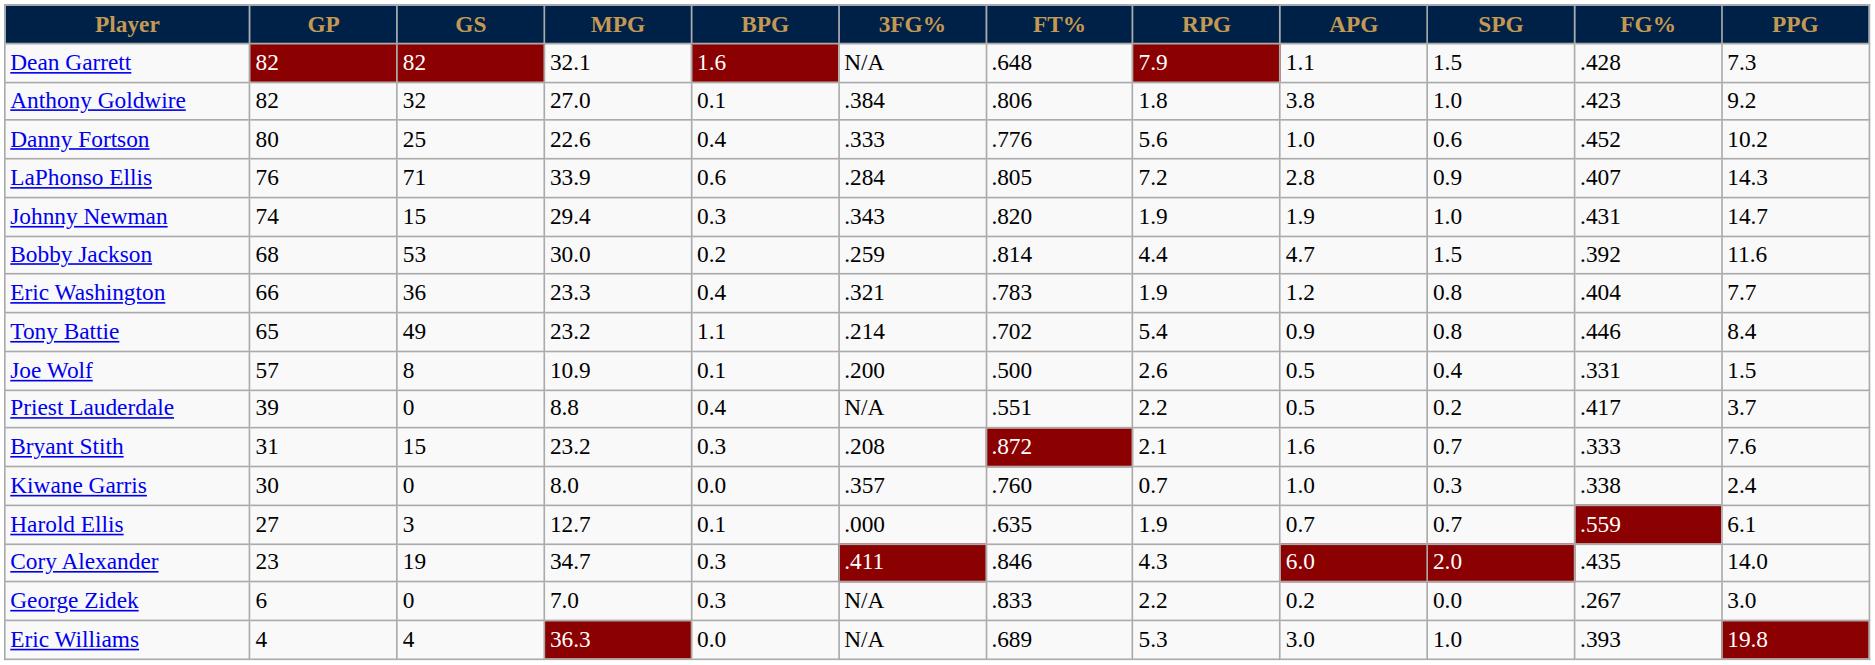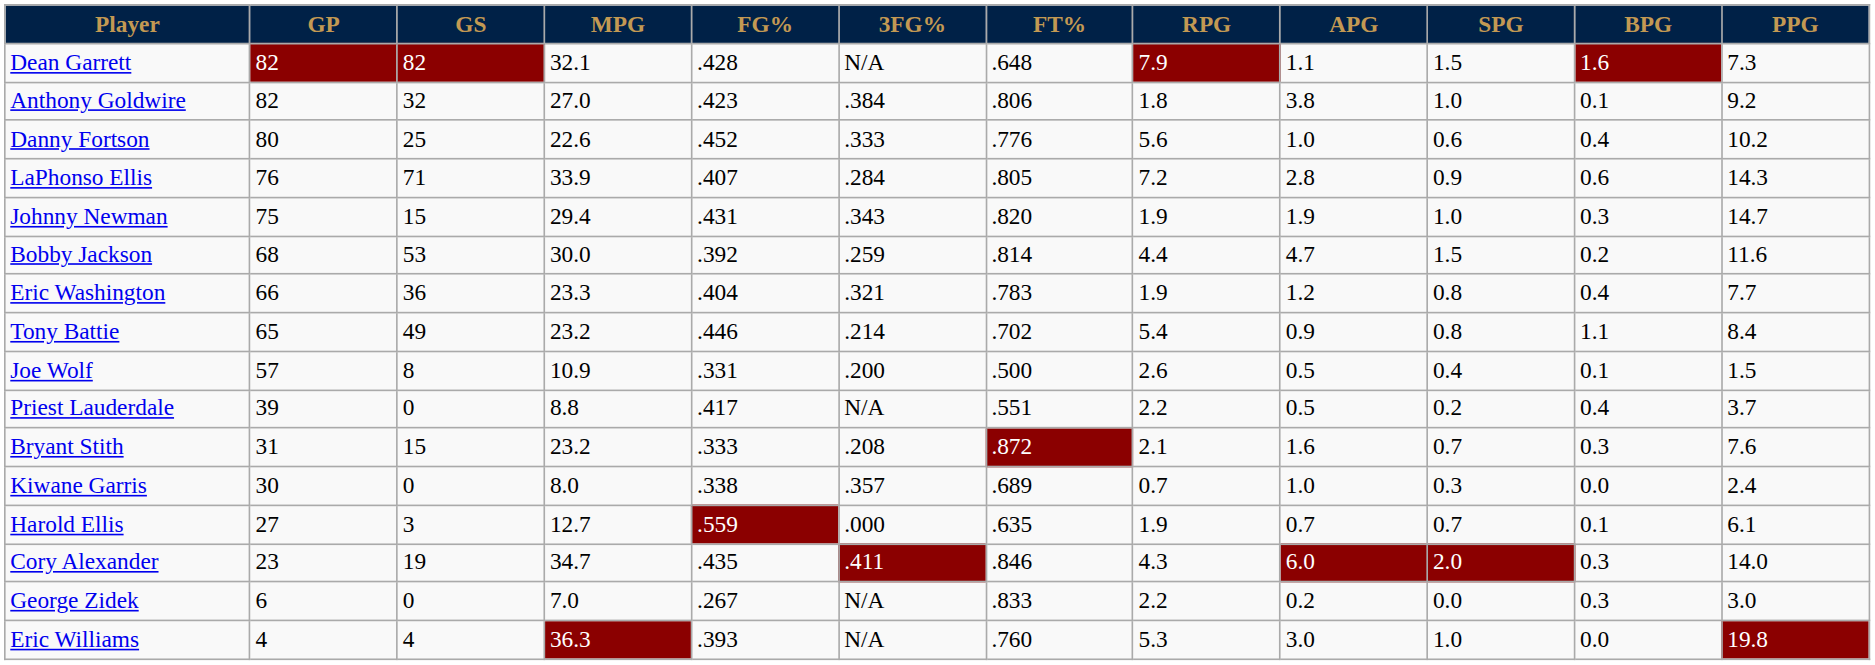columns swapped: (1648, 24) <-> (765, 24)
(267, 216) 74 -> (267, 216) 75
(1012, 485) .760 -> (1012, 485) .689
(1012, 639) .689 -> (1012, 639) .760
